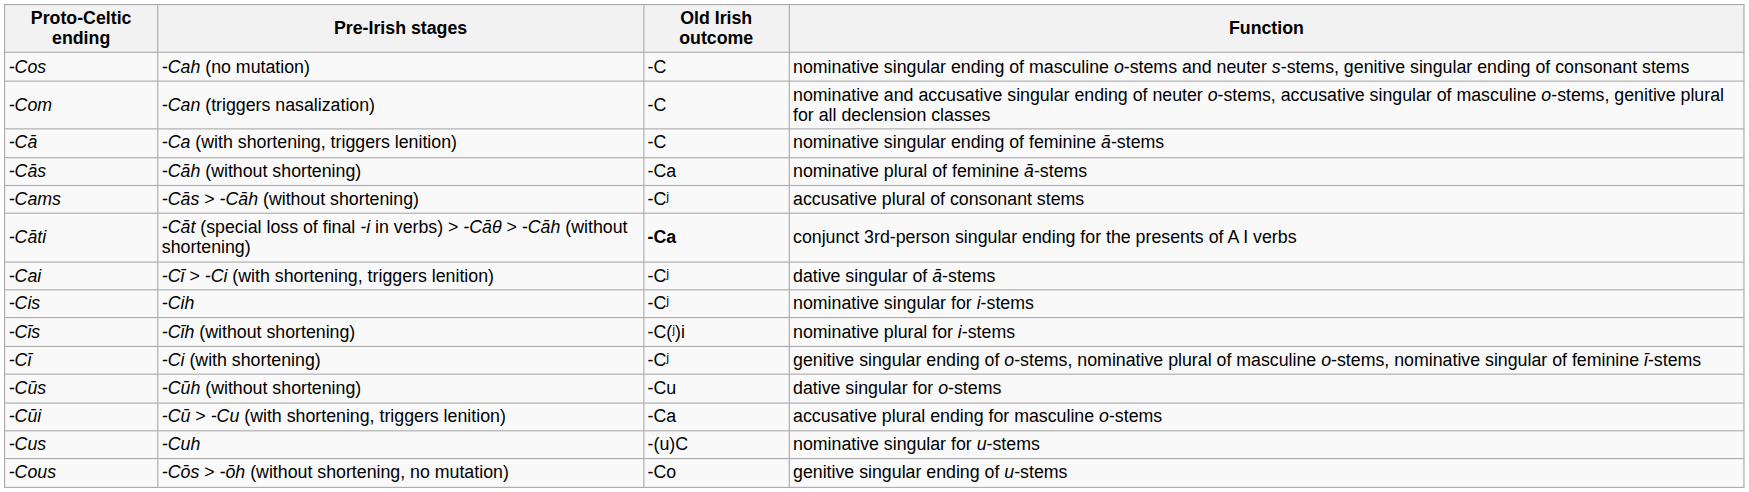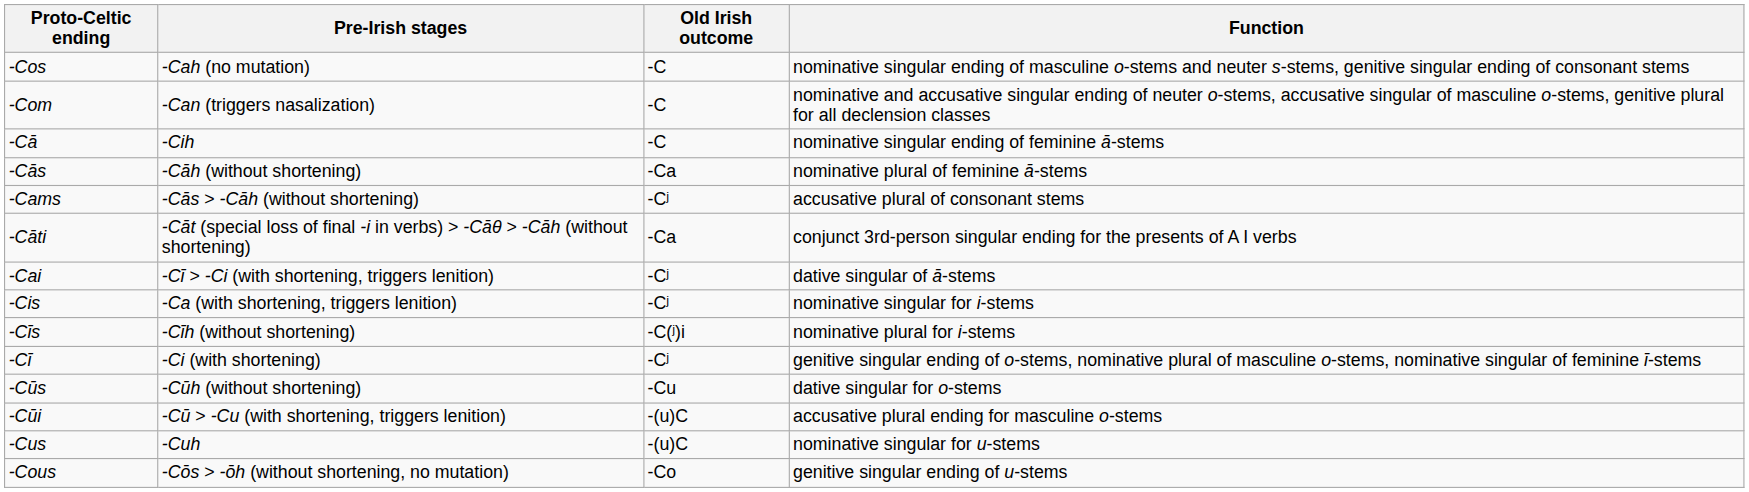(309, 143) -Ca (with shortening, triggers lenition) -> (178, 143) -Cih
(662, 237) bold -> (662, 237) normal
(178, 303) -Cih -> (309, 303) -Ca (with shortening, triggers lenition)
(662, 416) -Ca -> (668, 416) -(u)C
